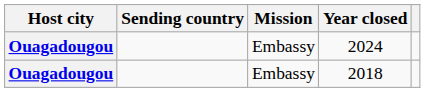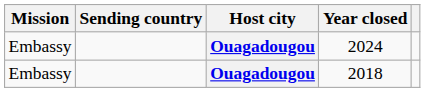columns swapped: (61, 18) <-> (283, 18)
